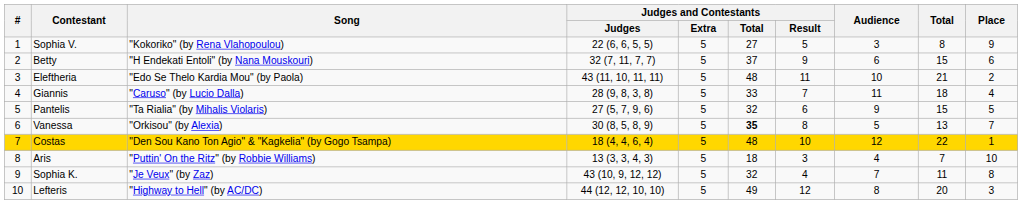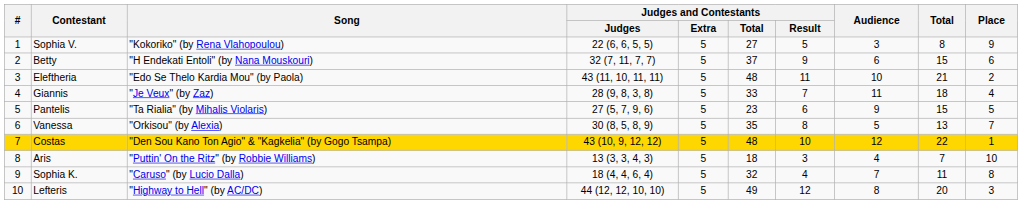(186, 93) "Caruso" (by Lucio Dalla) -> (171, 93) "Je Veux" (by Zaz)
(752, 110) 32 -> (752, 110) 23
(752, 126) bold -> (752, 126) normal
(623, 142) 18 (4, 4, 6, 4) -> (623, 142) 43 (10, 9, 12, 12)
(171, 175) "Je Veux" (by Zaz) -> (186, 175) "Caruso" (by Lucio Dalla)
(623, 175) 43 (10, 9, 12, 12) -> (623, 175) 18 (4, 4, 6, 4)
